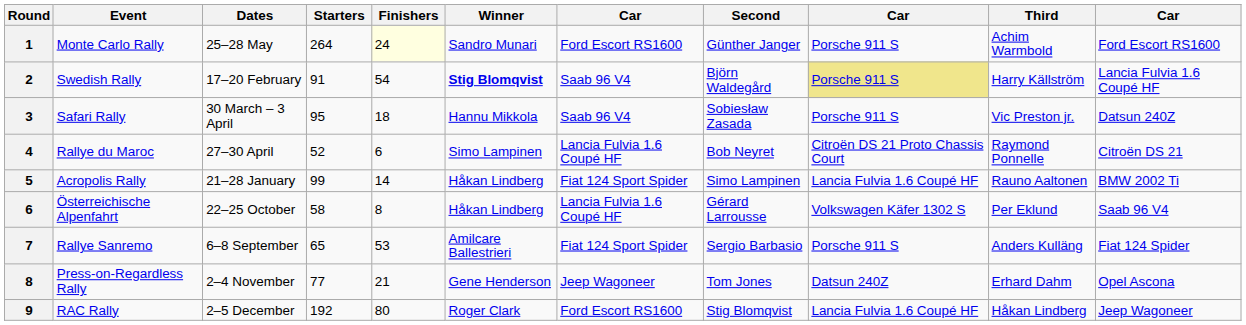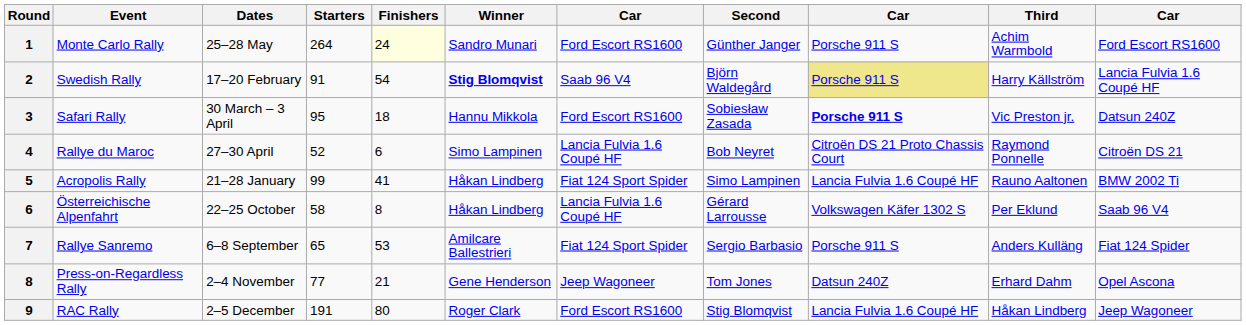(595, 115) Saab 96 V4 -> (621, 115) Ford Escort RS1600
(855, 115) normal -> (857, 115) bold
(382, 180) 14 -> (382, 180) 41
(321, 310) 192 -> (321, 310) 191
